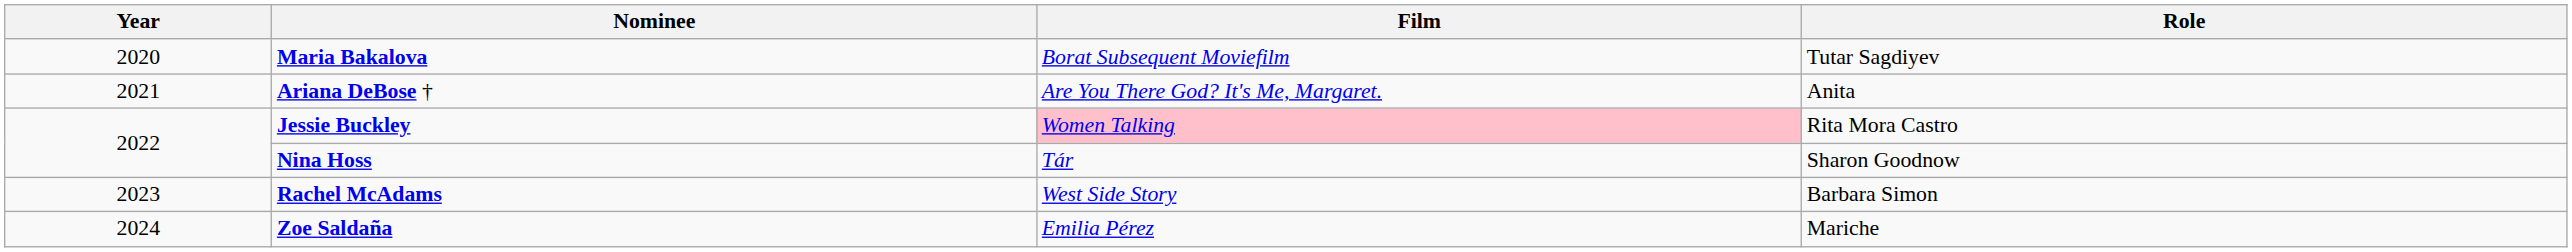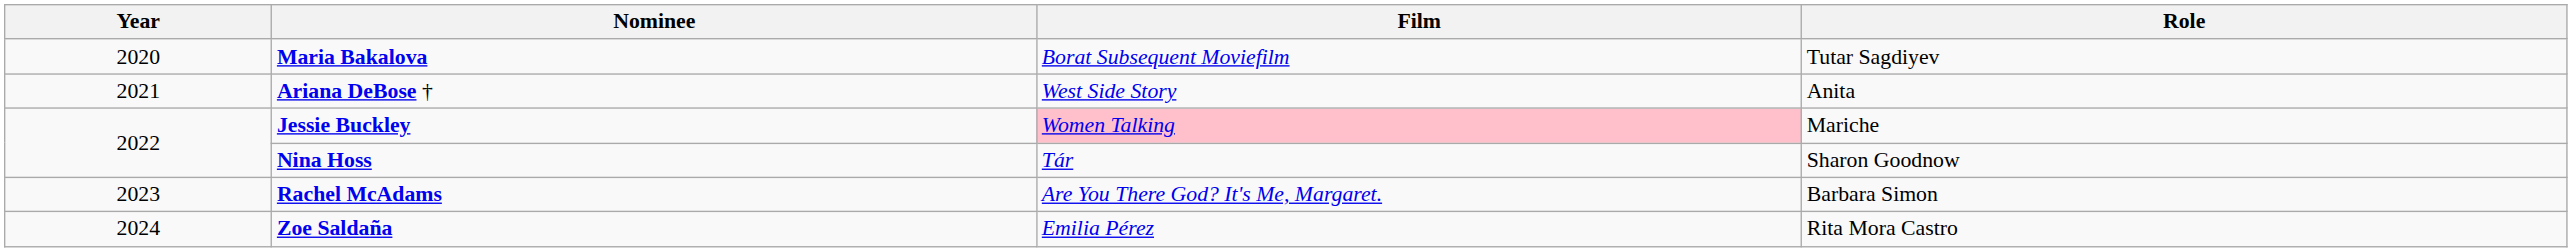(1212, 90) Are You There God? It's Me, Margaret. -> (1109, 90) West Side Story
(1882, 125) Rita Mora Castro -> (1843, 125) Mariche
(1109, 194) West Side Story -> (1212, 194) Are You There God? It's Me, Margaret.
(1843, 228) Mariche -> (1882, 228) Rita Mora Castro
